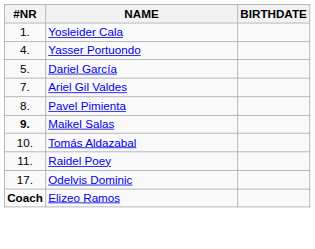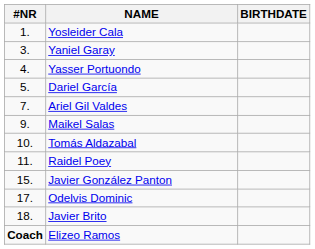+ row: (81, 51)
- row: (87, 106)
(25, 125) bold -> (25, 125) normal
+ row: (110, 180)
+ row: (77, 217)
